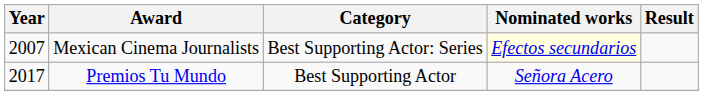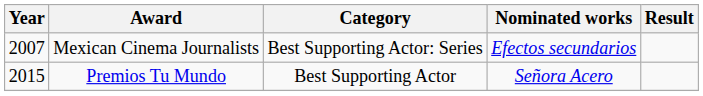(564, 47) lightyellow background -> (564, 47) no background
(27, 76) 2017 -> (27, 76) 2015
